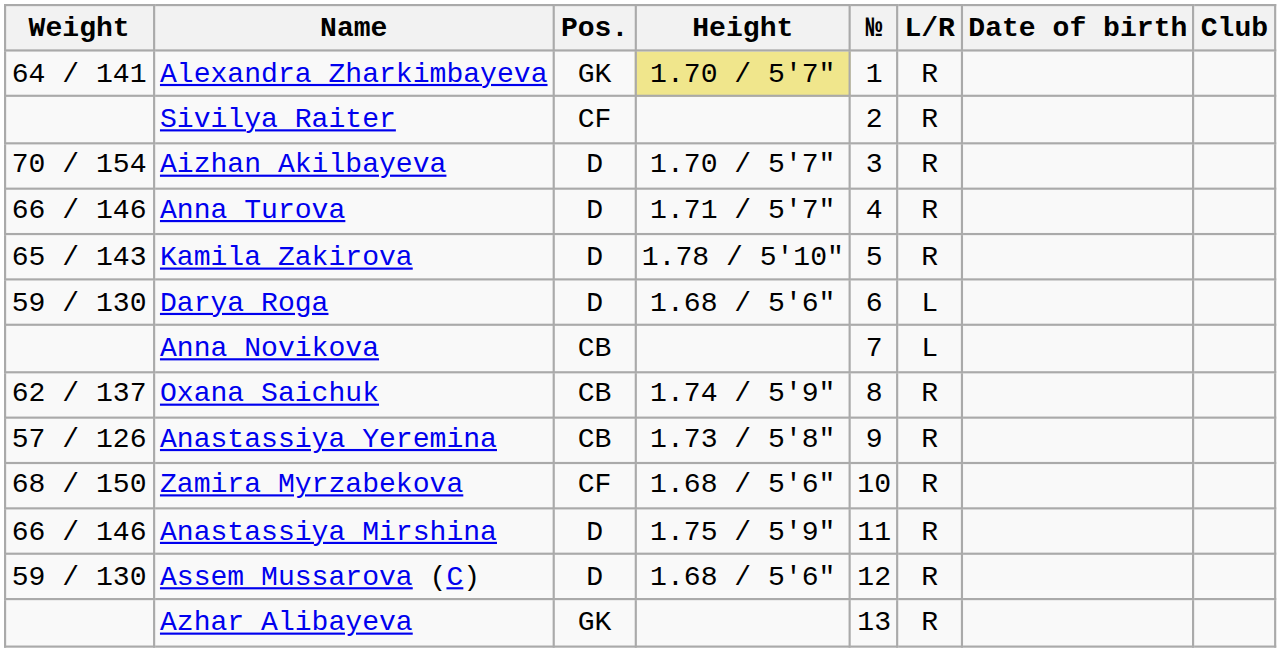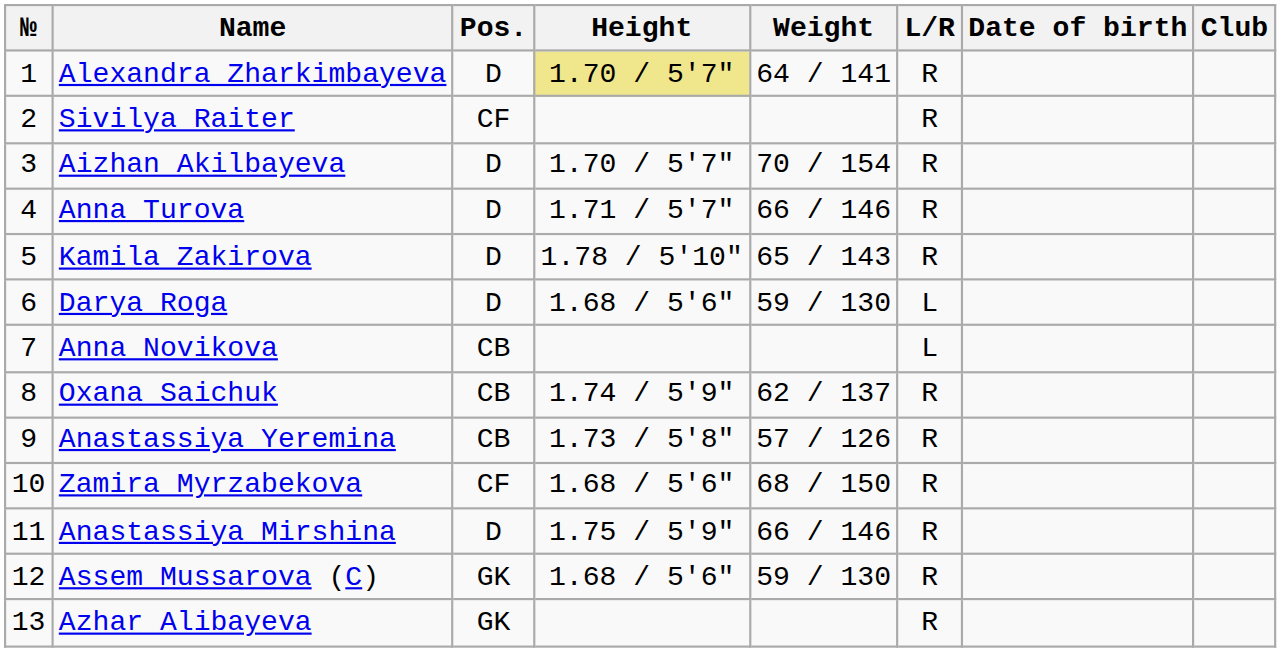columns swapped: (874, 28) <-> (79, 28)
(595, 74) GK -> (494, 74) D
(595, 577) D -> (493, 577) GK
